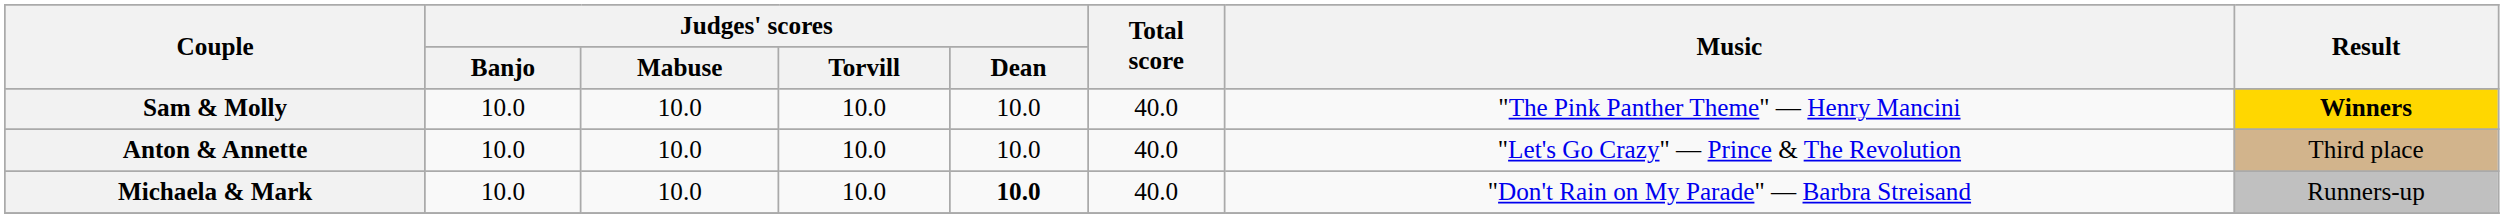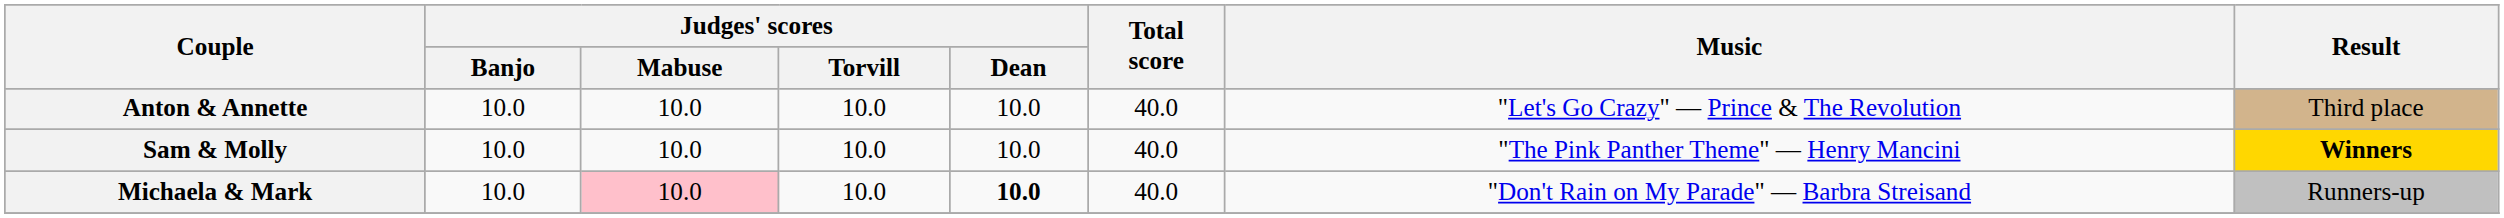rows swapped: (215, 150) <-> (215, 108)
(680, 191) no background -> (680, 191) pink background
